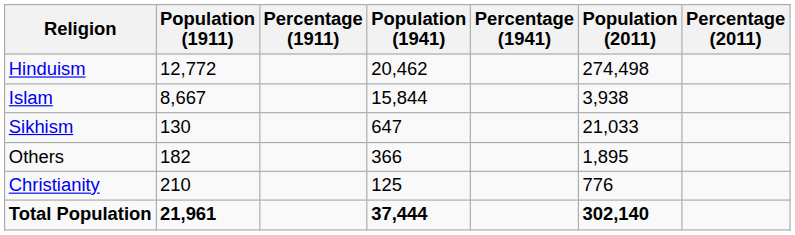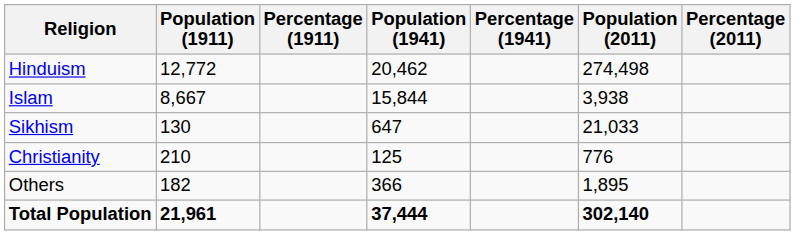rows swapped: (54, 185) <-> (36, 156)
